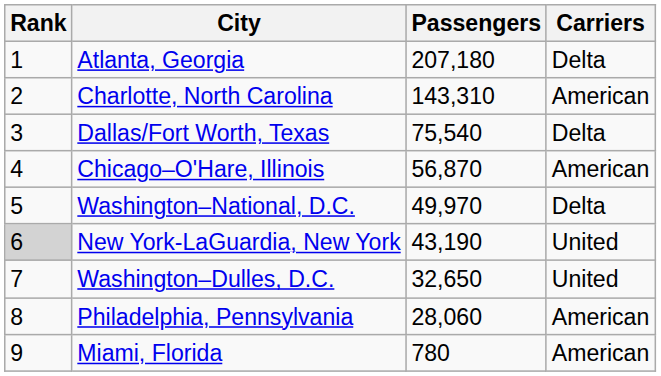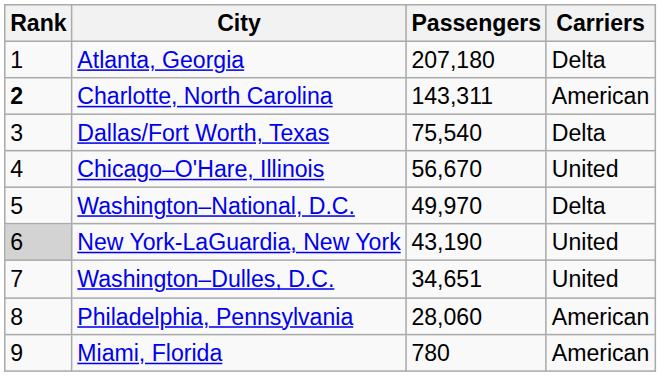(17, 96) normal -> (17, 96) bold
(453, 96) 143,310 -> (452, 96) 143,311
(447, 170) 56,870 -> (447, 170) 56,670
(601, 170) American -> (585, 170) United
(447, 279) 32,650 -> (447, 279) 34,651
